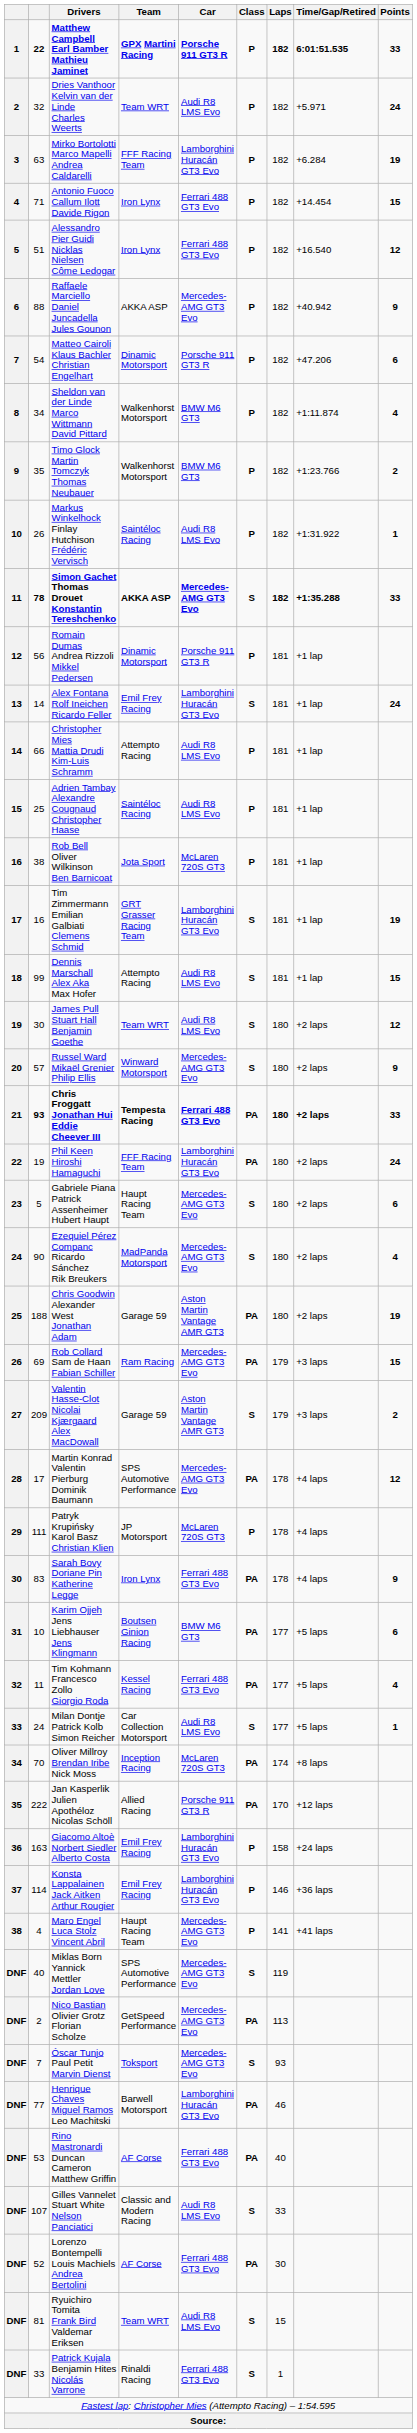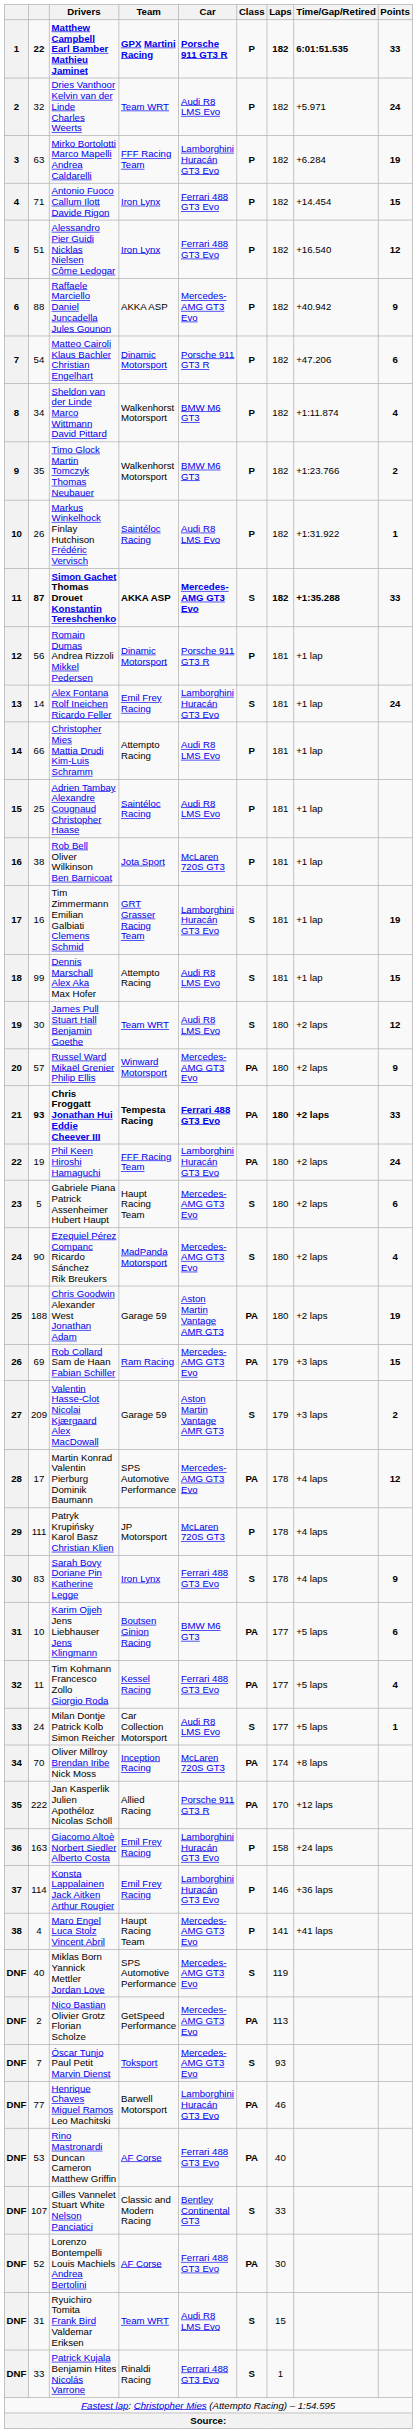(39, 598) 78 -> (39, 598) 87
(252, 1068) S -> (252, 1068) PA
(252, 1579) PA -> (252, 1579) S
(201, 2211) Audi R8 LMS Evo -> (205, 2211) Bentley Continental GT3
(39, 2322) 81 -> (39, 2322) 31
